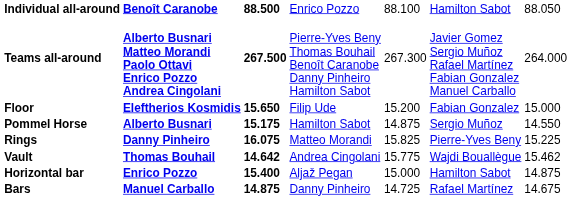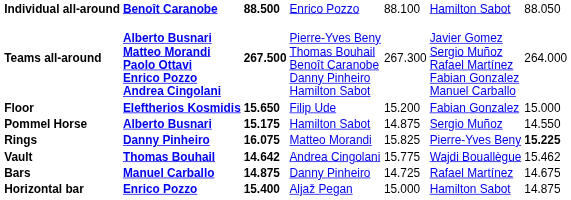(542, 140) normal -> (542, 140) bold
rows swapped: (17, 189) <-> (44, 173)
